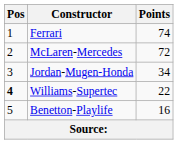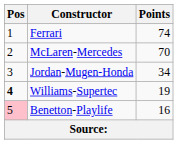(164, 52) 72 -> (164, 52) 70
(164, 91) 22 -> (164, 91) 19
(10, 110) no background -> (10, 110) pink background
